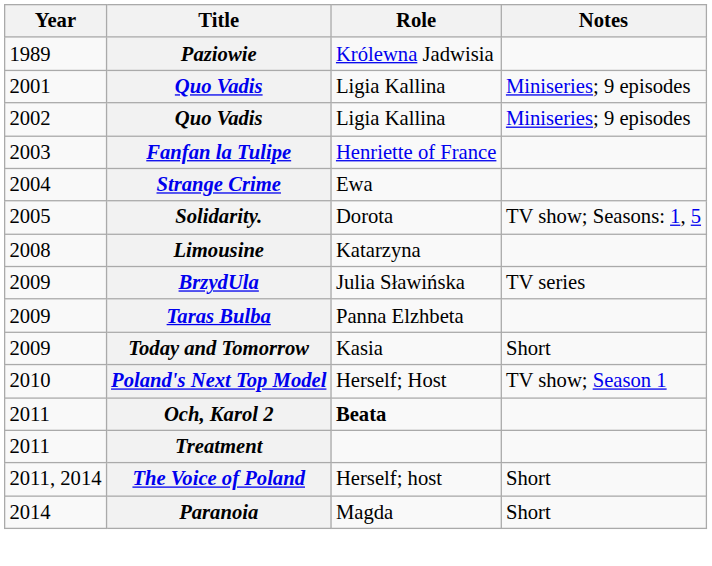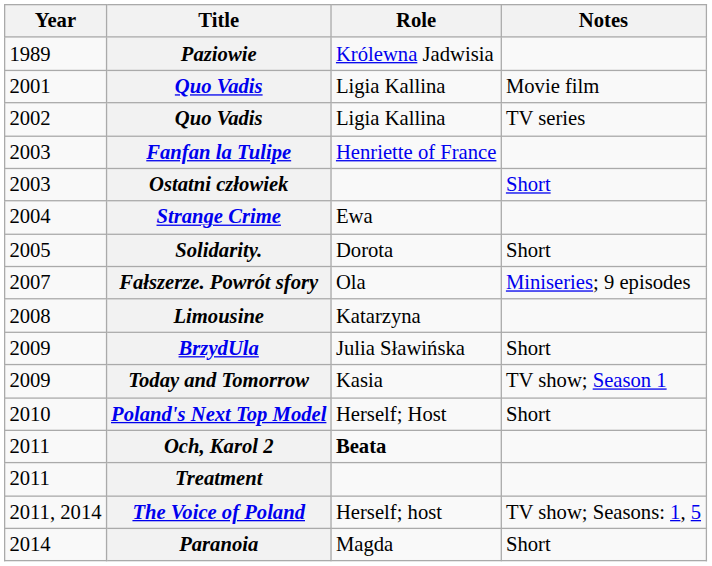(598, 86) Miniseries; 9 episodes -> (553, 86) Movie film
(598, 119) Miniseries; 9 episodes -> (546, 119) TV series
+ row: (30, 184)
(603, 217) TV show; Seasons: 1, 5 -> (528, 250) Short
+ row: (30, 282)
(546, 282) TV series -> (528, 348) Short
- row: (30, 315)
(528, 348) Short -> (586, 380) TV show; Season 1
(586, 380) TV show; Season 1 -> (528, 413) Short
(528, 479) Short -> (603, 511) TV show; Seasons: 1, 5
